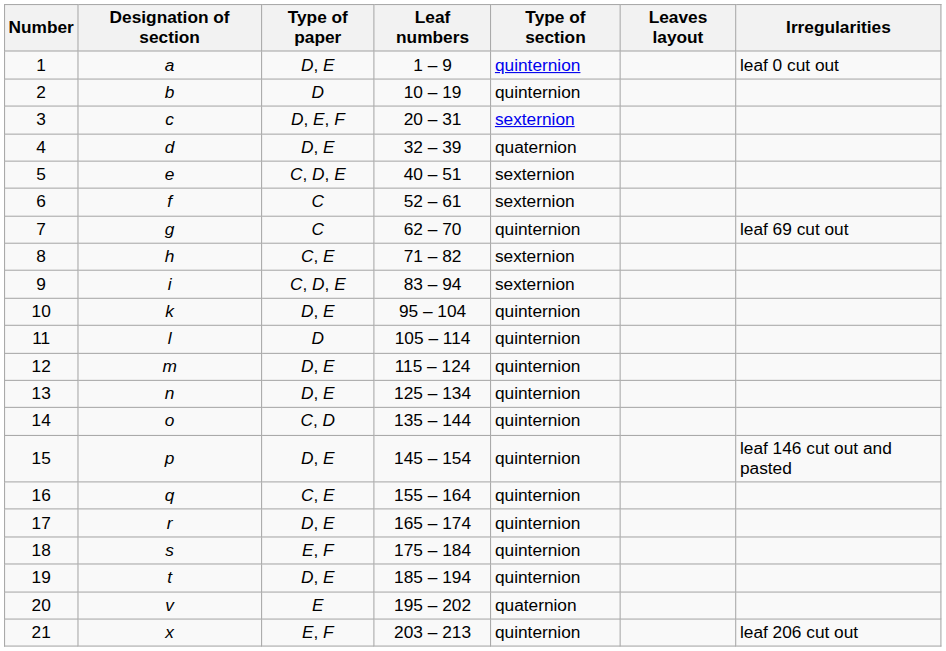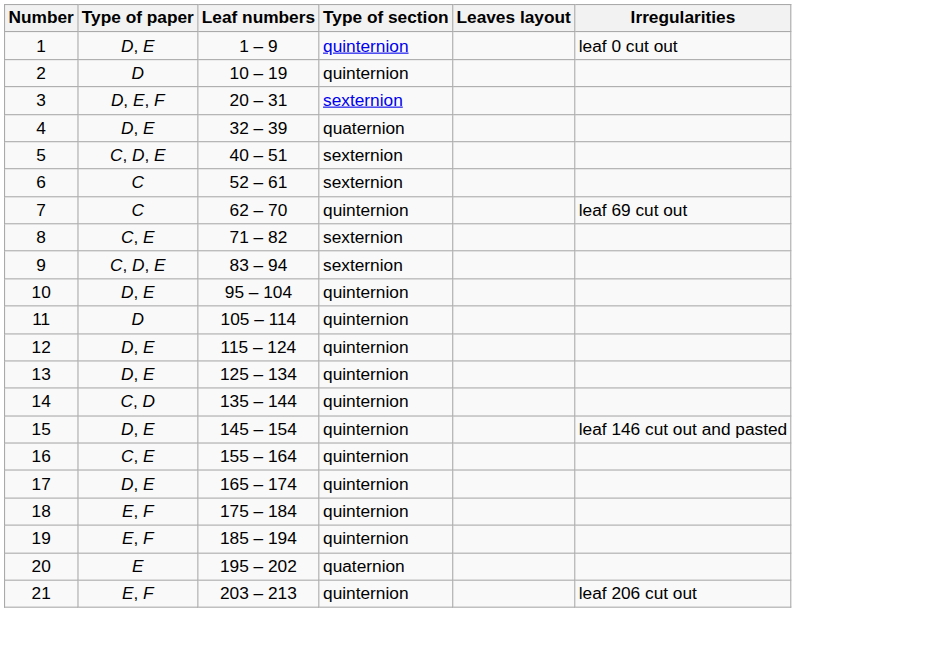- column: (170, 27)
(318, 577) D, E -> (138, 538) E, F
